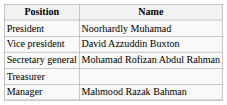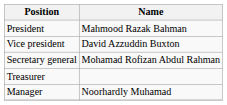(126, 28) Noorhardly Muhamad -> (134, 28) Mahmood Razak Bahman
(134, 92) Mahmood Razak Bahman -> (126, 92) Noorhardly Muhamad
